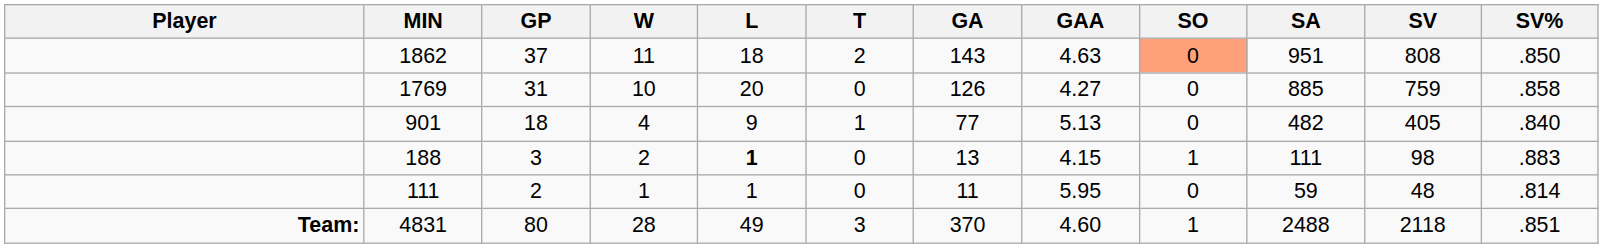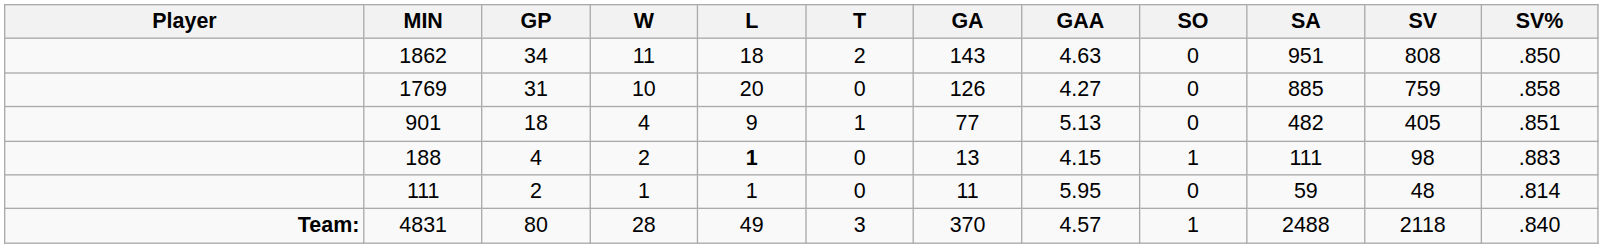(536, 55) 37 -> (536, 55) 34
(1193, 55) lightsalmon background -> (1193, 55) no background
(1540, 123) .840 -> (1540, 123) .851
(536, 157) 3 -> (536, 157) 4
(1080, 225) 4.60 -> (1080, 225) 4.57
(1540, 225) .851 -> (1540, 225) .840
